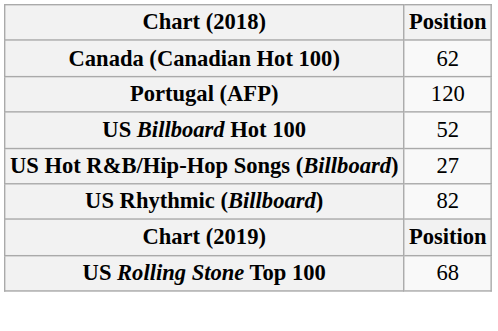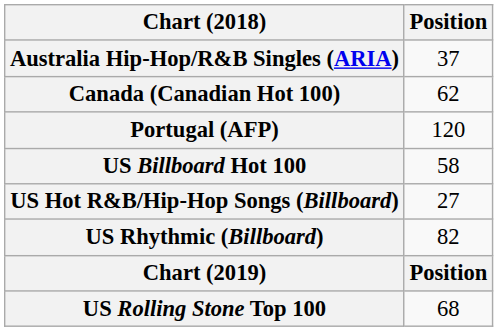+ row: (205, 58)
(448, 129) 52 -> (448, 165) 58
